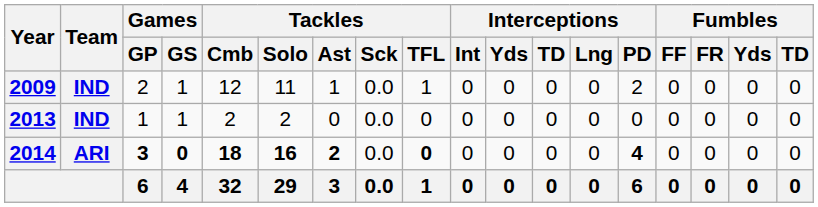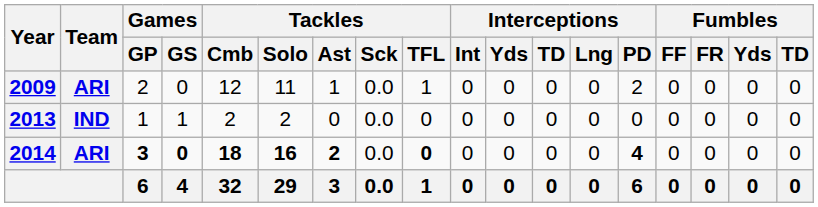(92, 86) IND -> (92, 86) ARI
(182, 86) 1 -> (182, 86) 0
